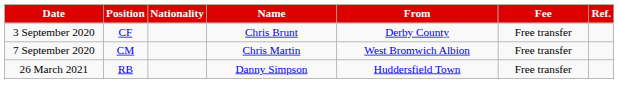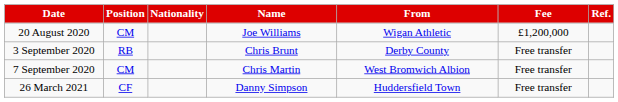+ row: (54, 32)
(125, 32) CF -> (125, 51) RB
(125, 69) RB -> (125, 88) CF
